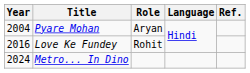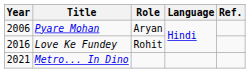(18, 28) 2004 -> (18, 28) 2006
(18, 60) 2024 -> (18, 60) 2021
